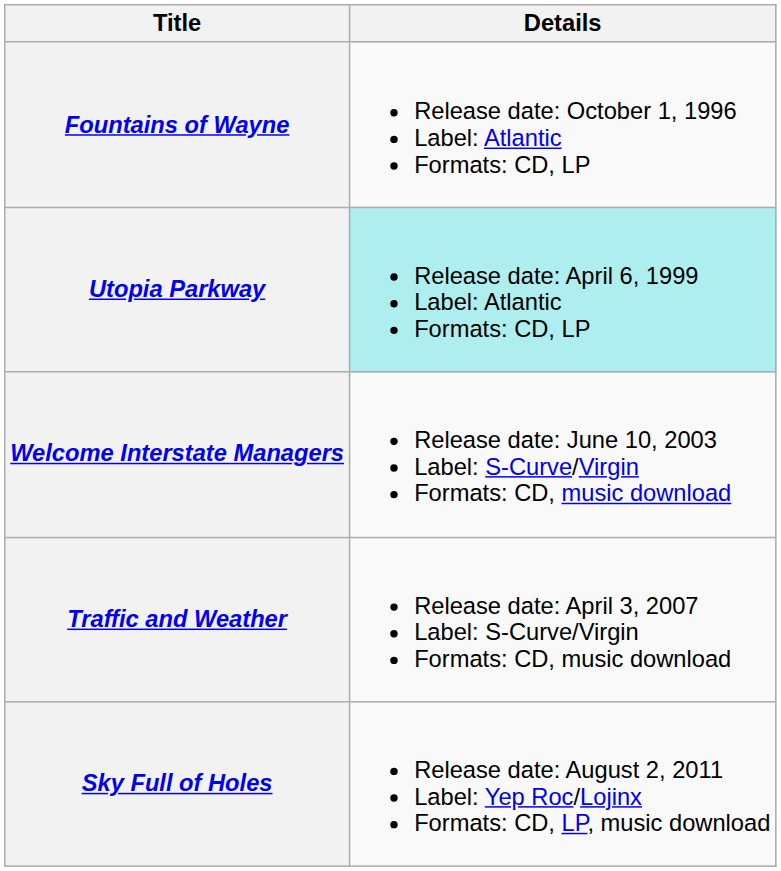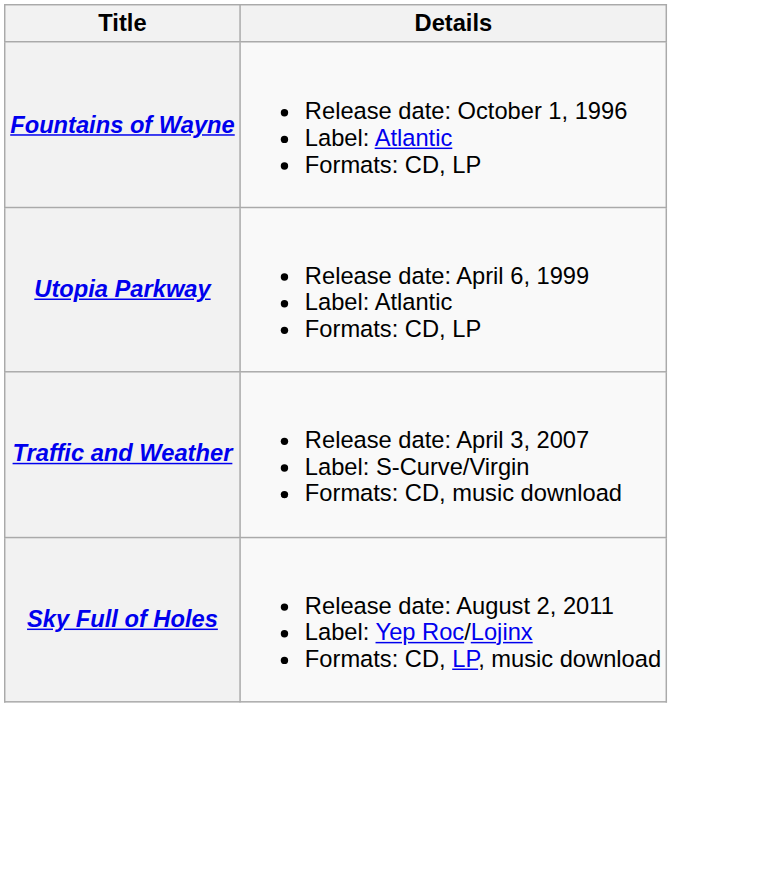(563, 303) paleturquoise background -> (453, 303) no background
- row: (177, 454)
